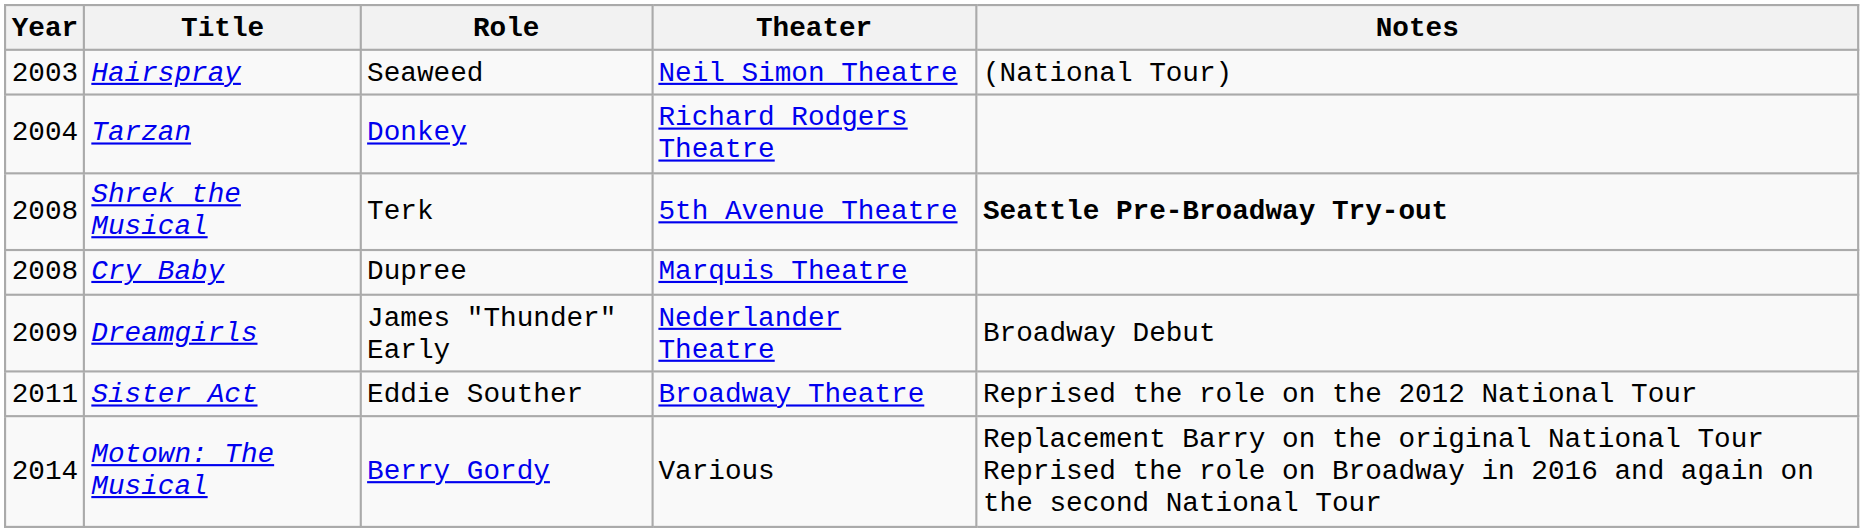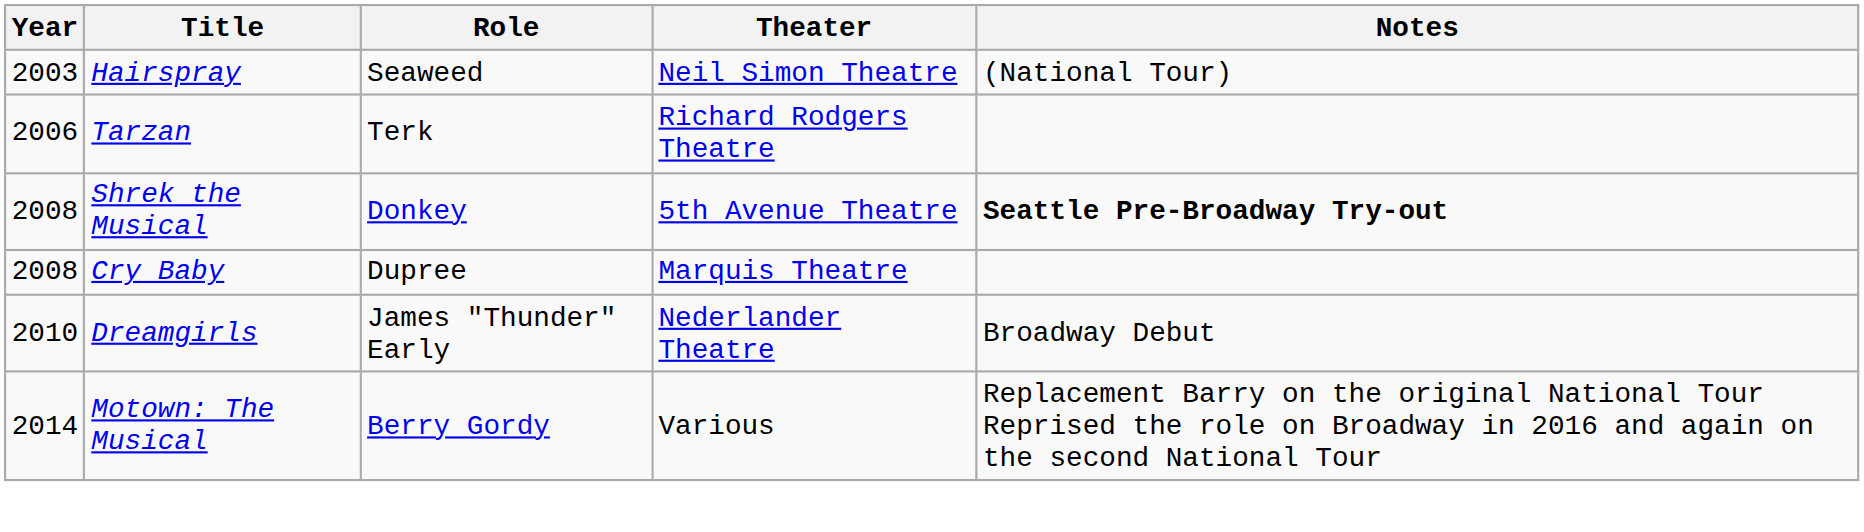(45, 134) 2004 -> (45, 134) 2006
(417, 134) Donkey -> (400, 134) Terk
(400, 211) Terk -> (417, 211) Donkey
(45, 333) 2009 -> (45, 333) 2010
- row: (174, 394)
